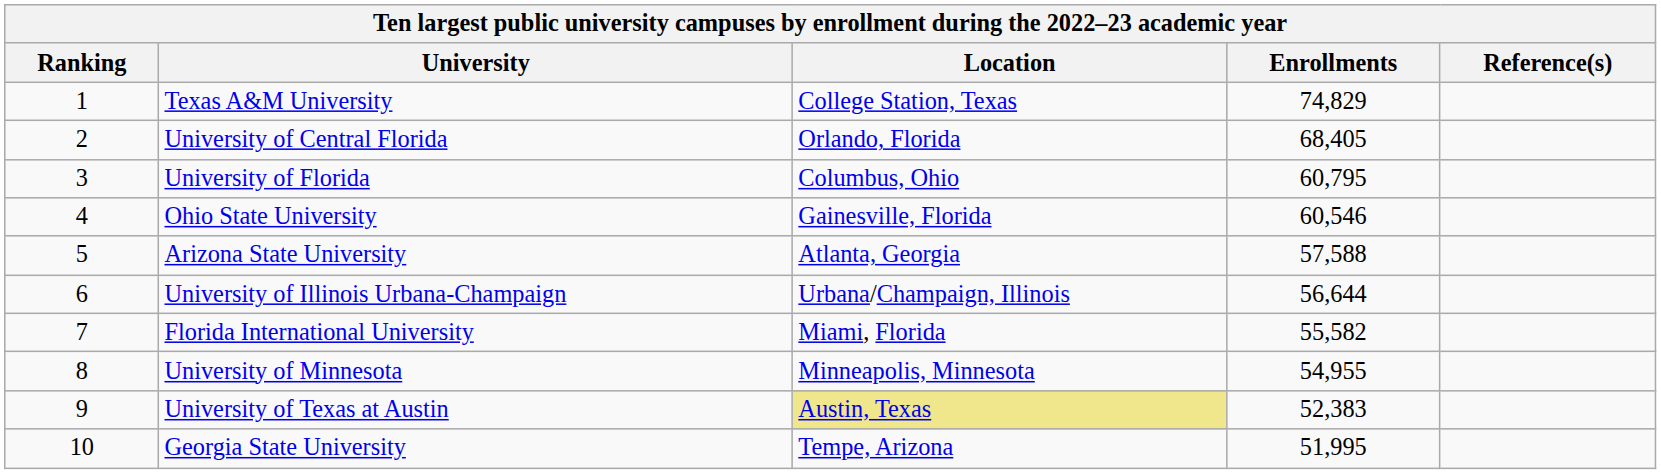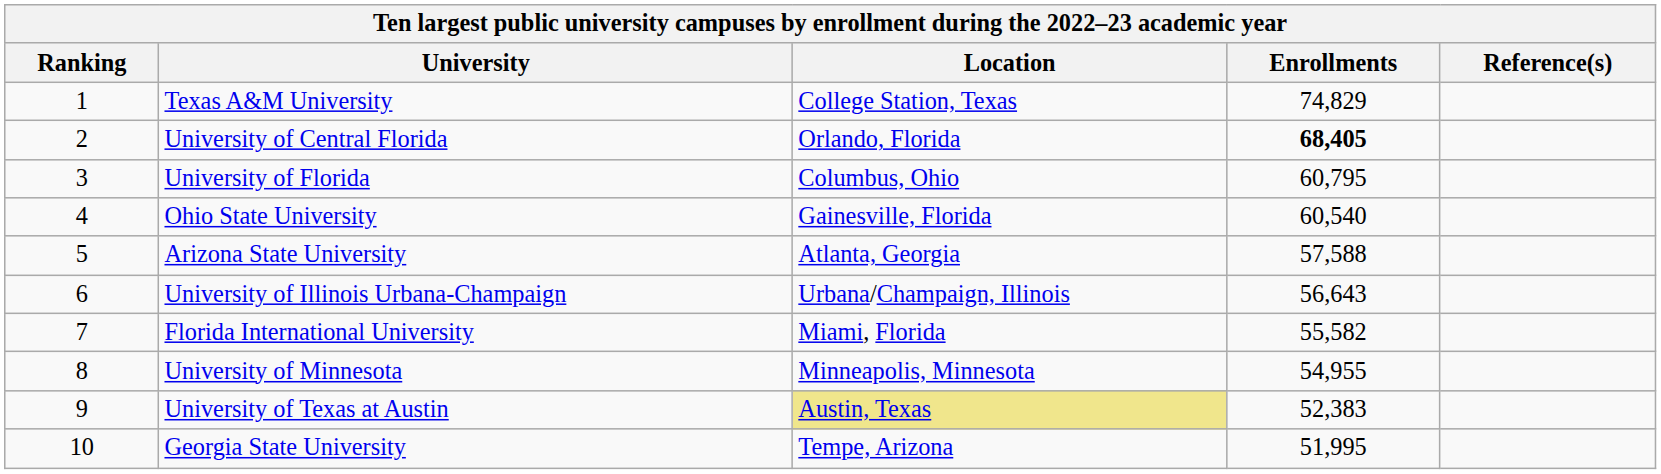(1333, 139) normal -> (1333, 139) bold
(1333, 216) 60,546 -> (1333, 216) 60,540
(1333, 293) 56,644 -> (1333, 293) 56,643
